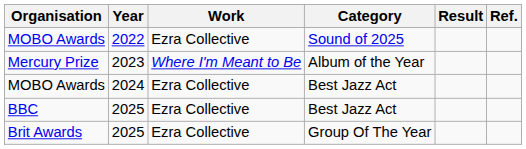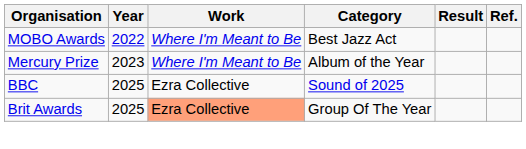(200, 39) Ezra Collective -> (226, 39) Where I'm Meant to Be
(356, 39) Sound of 2025 -> (352, 39) Best Jazz Act
- row: (56, 86)
(352, 109) Best Jazz Act -> (356, 86) Sound of 2025
(200, 132) no background -> (200, 109) lightsalmon background
